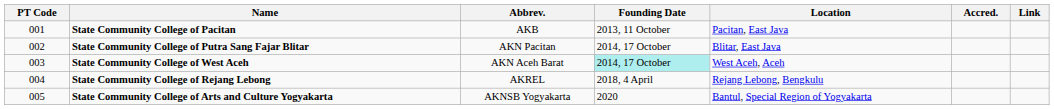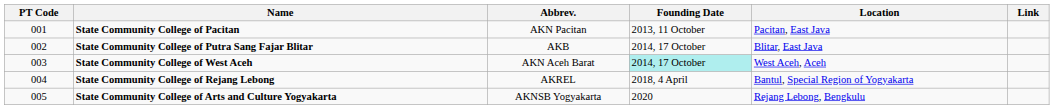- column: (981, 12)
(527, 29) AKB -> (558, 29) AKN Pacitan
(527, 46) AKN Pacitan -> (558, 46) AKB
(768, 79) Rejang Lebong, Bengkulu -> (834, 79) Bantul, Special Region of Yogyakarta
(792, 96) Bantul, Special Region of Yogyakarta -> (809, 96) Rejang Lebong, Bengkulu
